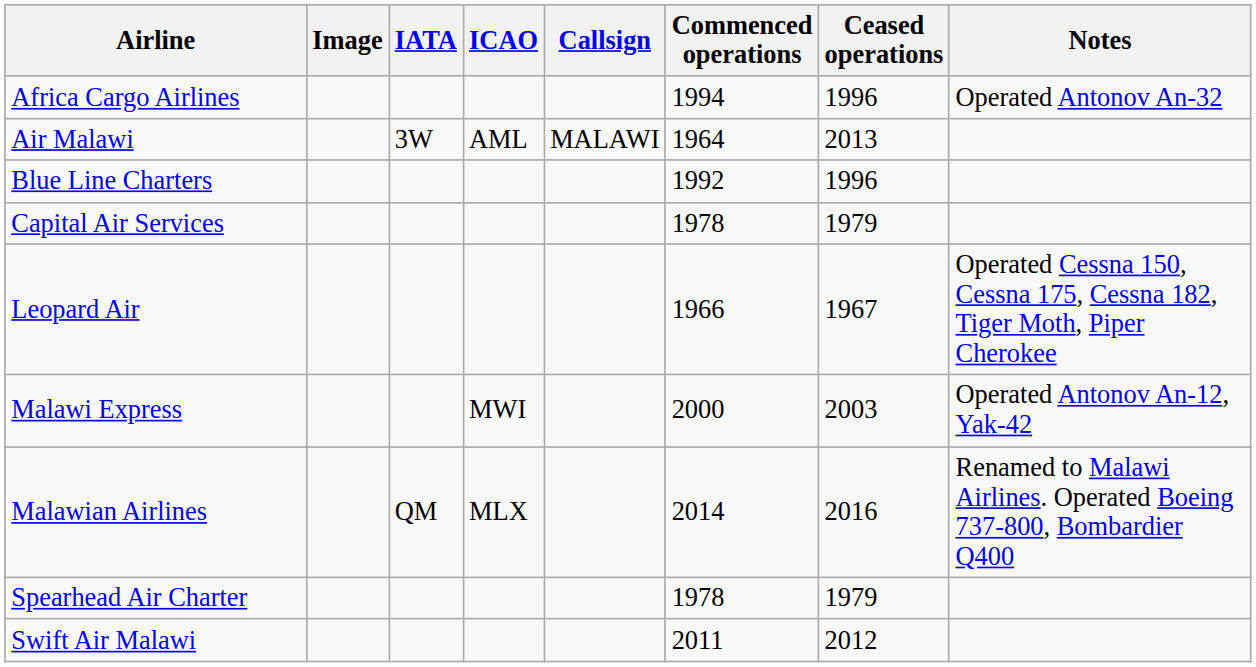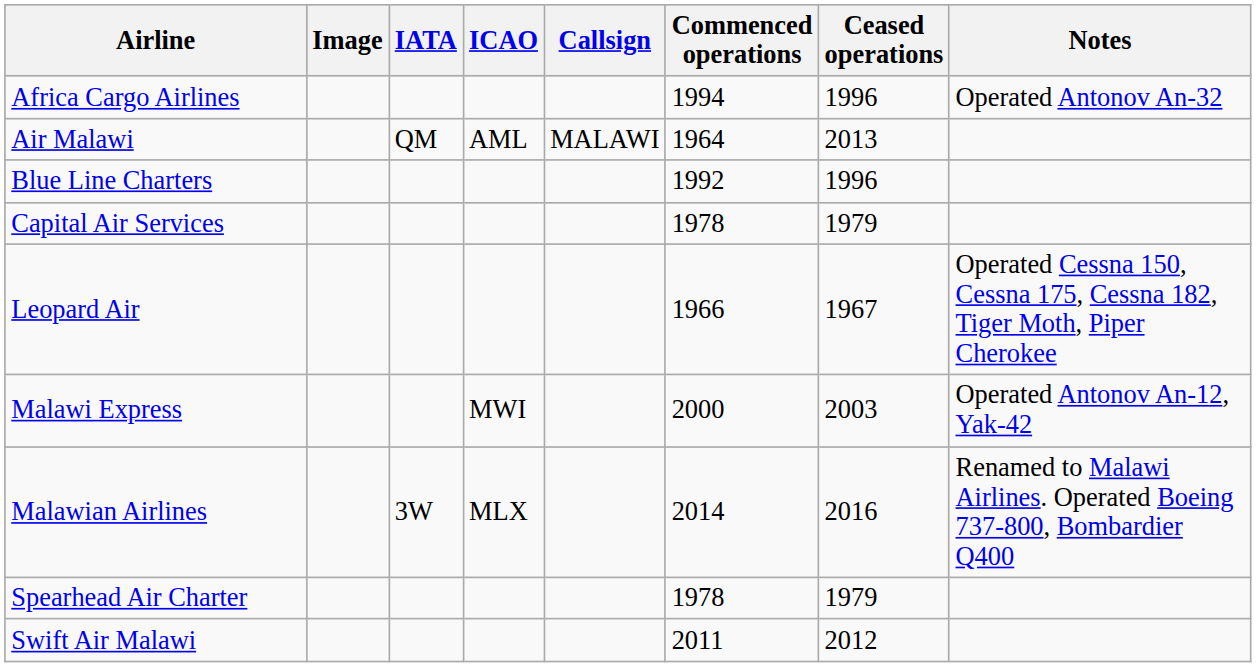(414, 138) 3W -> (416, 138) QM
(416, 511) QM -> (414, 511) 3W
